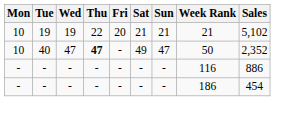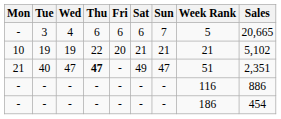+ row: (44, 31)
(19, 50) 10 -> (19, 68) 21
(208, 50) 50 -> (208, 68) 51
(254, 50) 2,352 -> (257, 68) 2,351
